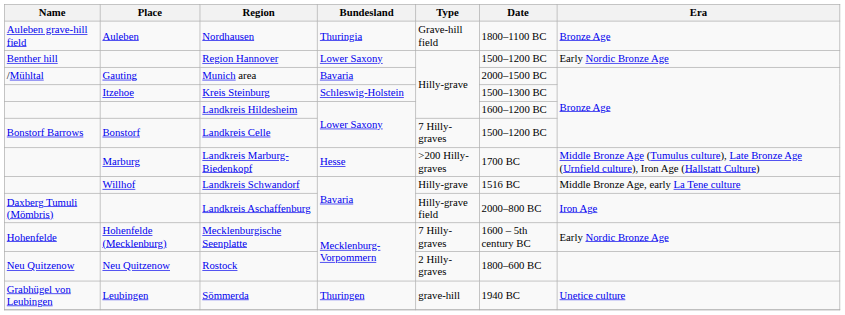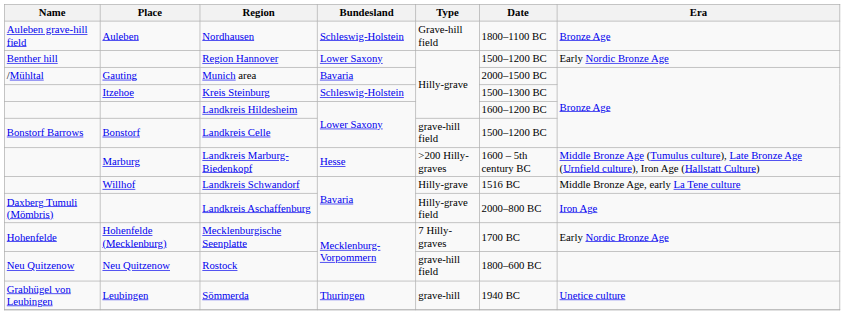(341, 36) Thuringia -> (362, 36) Schleswig-Holstein
(435, 133) 7 Hilly-graves -> (439, 133) grave-hill field
(501, 162) 1700 BC -> (506, 162) 1600 – 5th century BC
(506, 237) 1600 – 5th century BC -> (501, 237) 1700 BC
(435, 266) 2 Hilly-graves -> (439, 266) grave-hill field
